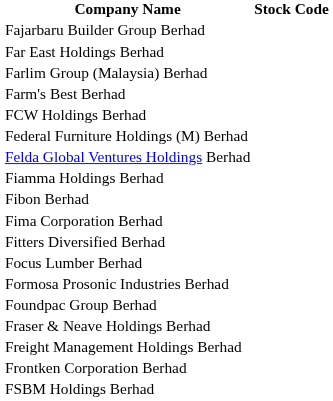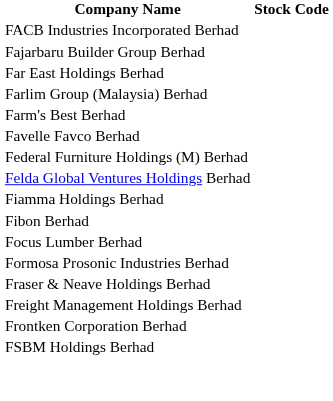+ row: (122, 30)
+ row: (72, 136)
- row: (76, 115)
- row: (84, 220)
- row: (85, 241)
- row: (81, 305)
